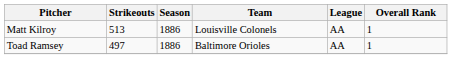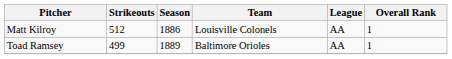(117, 29) 513 -> (117, 29) 512
(117, 45) 497 -> (117, 45) 499
(170, 45) 1886 -> (170, 45) 1889
